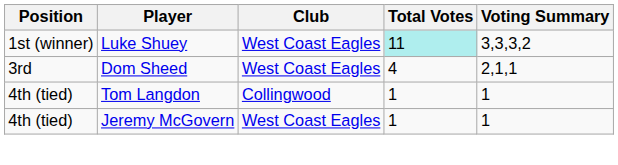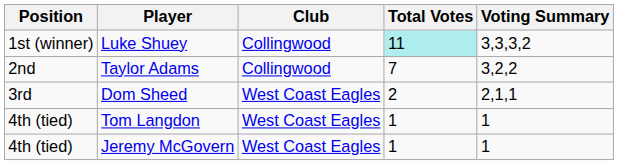(311, 43) West Coast Eagles -> (286, 43) Collingwood
+ row: (150, 69)
(392, 69) 4 -> (392, 95) 2
(286, 95) Collingwood -> (311, 120) West Coast Eagles
